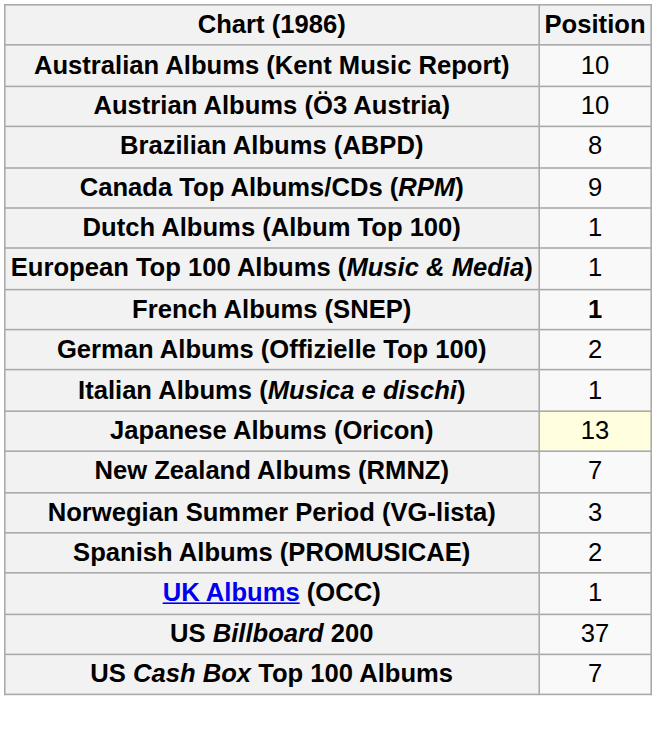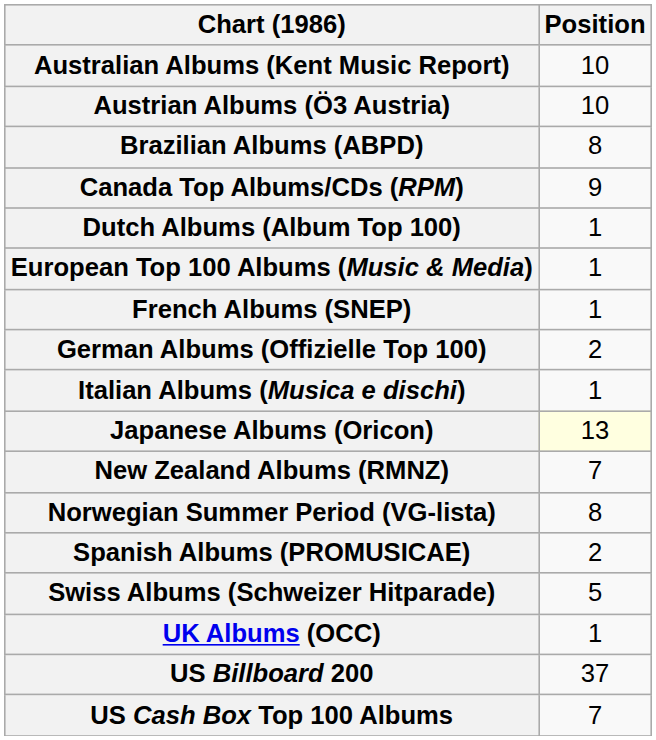(595, 308) bold -> (595, 308) normal
(595, 512) 3 -> (595, 512) 8
+ row: (272, 593)
